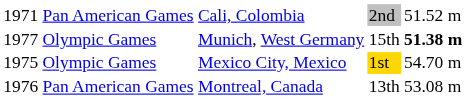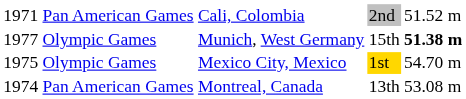(21, 86) 1976 -> (21, 86) 1974
